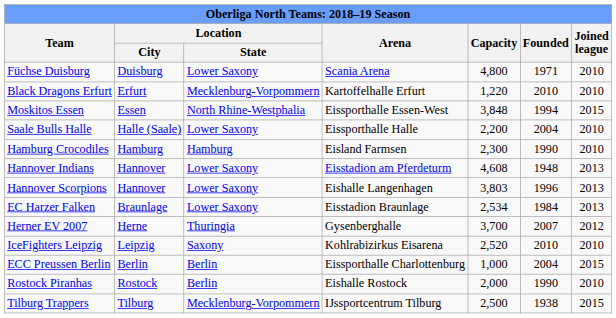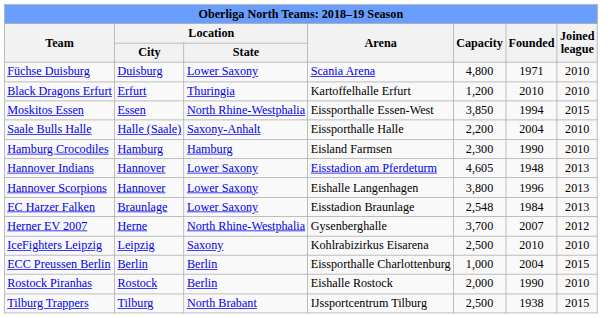(253, 91) Mecklenburg-Vorpommern -> (211, 91) Thuringia
(494, 91) 1,220 -> (480, 91) 1,200
(494, 110) 3,848 -> (480, 110) 3,850
(223, 129) Lower Saxony -> (224, 129) Saxony-Anhalt
(494, 168) 4,608 -> (480, 168) 4,605
(494, 187) 3,803 -> (480, 187) 3,800
(494, 206) 2,534 -> (480, 206) 2,548
(211, 226) Thuringia -> (246, 226) North Rhine-Westphalia
(494, 245) 2,520 -> (480, 245) 2,500
(253, 303) Mecklenburg-Vorpommern -> (222, 303) North Brabant
